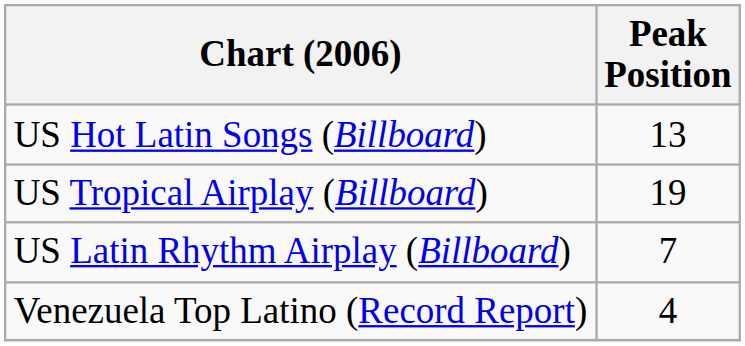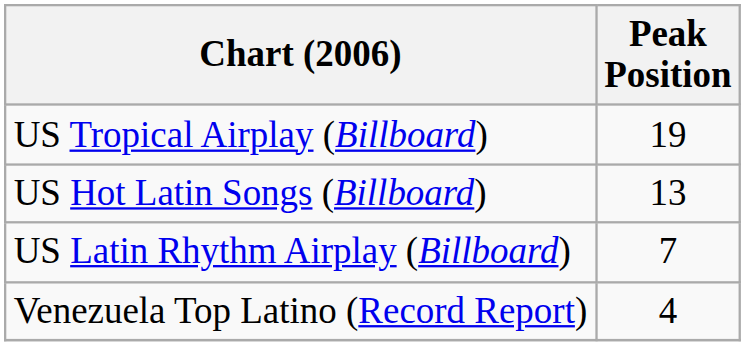rows swapped: (251, 192) <-> (250, 134)
